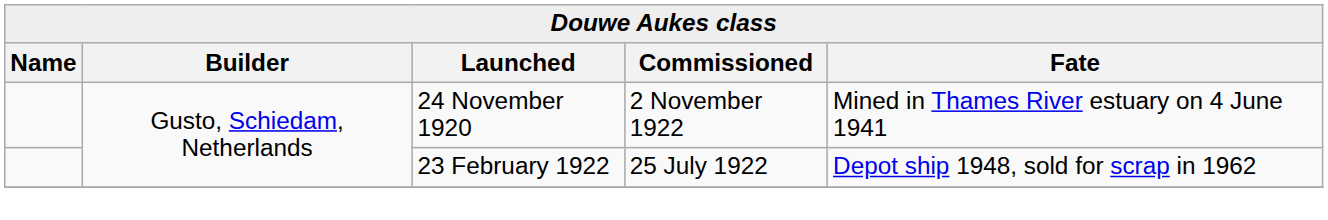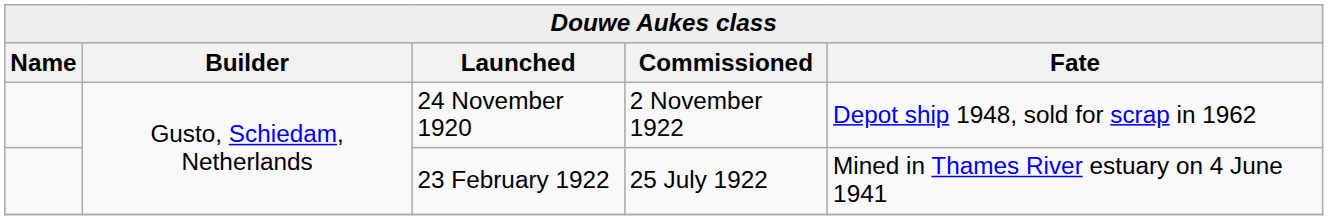(1058, 114) Mined in Thames River estuary on 4 June 1941 -> (1045, 114) Depot ship 1948, sold for scrap in 1962
(1045, 166) Depot ship 1948, sold for scrap in 1962 -> (1058, 180) Mined in Thames River estuary on 4 June 1941
